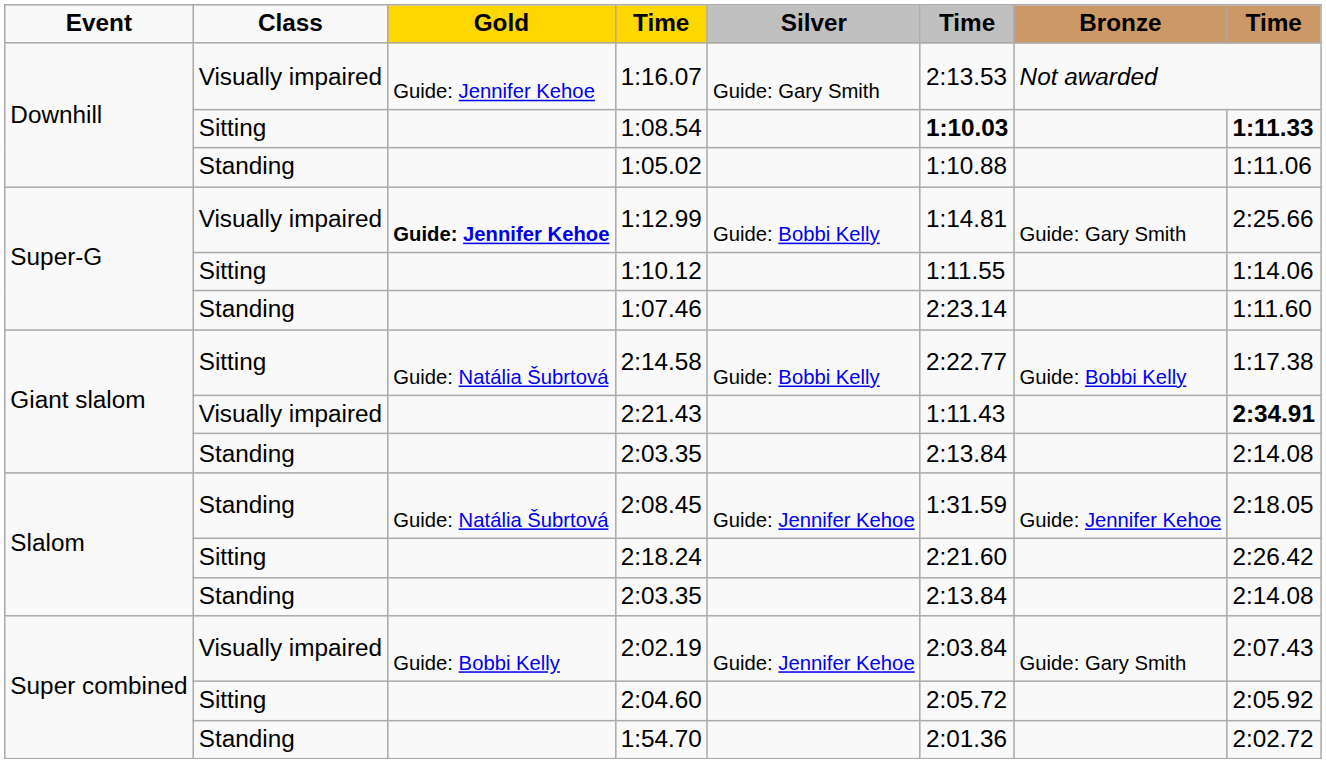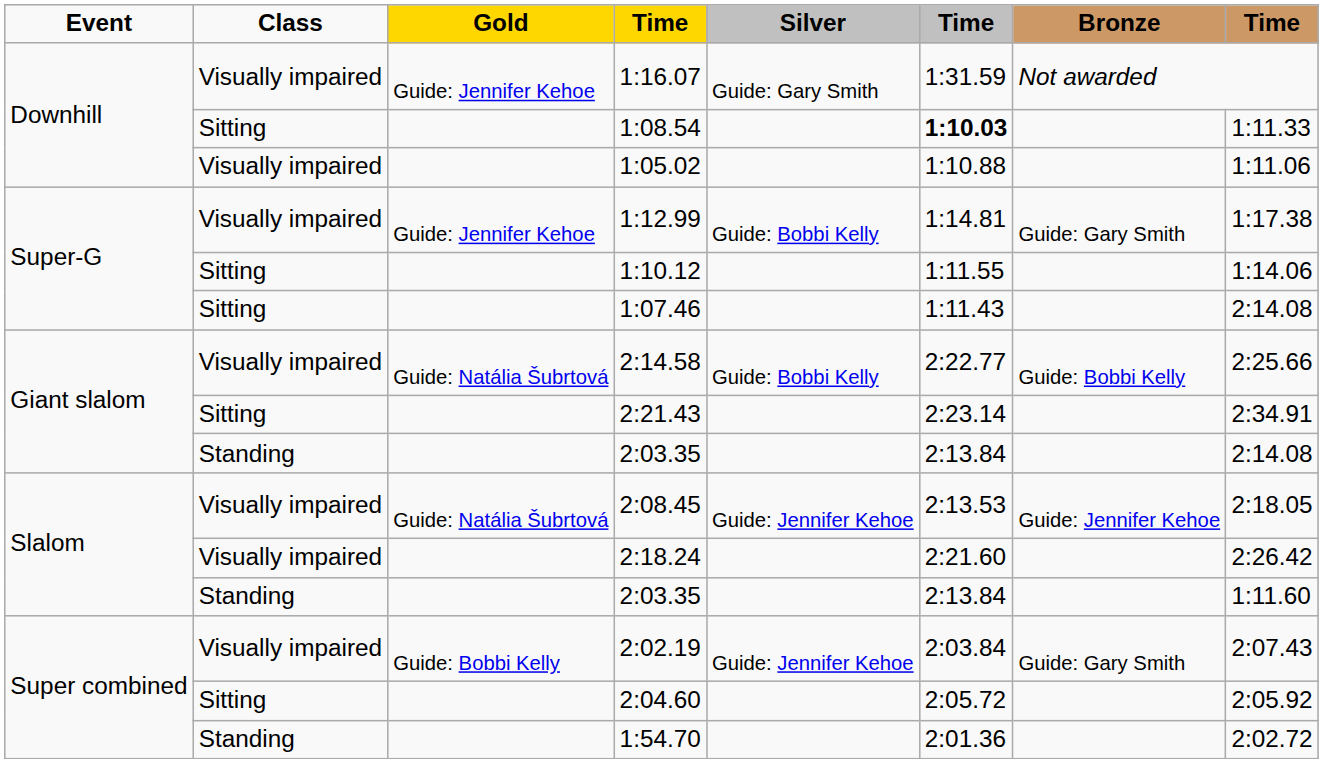(966, 76) 2:13.53 -> (965, 76) 1:31.59
(1273, 128) bold -> (1271, 128) normal
(247, 166) Standing -> (290, 166) Visually impaired
(501, 232) bold -> (494, 234) normal
(1273, 219) 2:25.66 -> (1272, 219) 1:17.38
(247, 309) Standing -> (232, 309) Sitting
(966, 309) 2:23.14 -> (965, 309) 1:11.43
(1272, 309) 1:11.60 -> (1272, 309) 2:14.08
(232, 362) Sitting -> (290, 362) Visually impaired
(1273, 362) 1:17.38 -> (1272, 362) 2:25.66
(290, 414) Visually impaired -> (232, 414) Sitting
(966, 414) 1:11.43 -> (965, 414) 2:23.14
(1274, 414) bold -> (1272, 414) normal
(247, 505) Standing -> (290, 505) Visually impaired
(966, 505) 1:31.59 -> (965, 505) 2:13.53
(232, 557) Sitting -> (290, 557) Visually impaired
(1273, 596) 2:14.08 -> (1271, 596) 1:11.60
